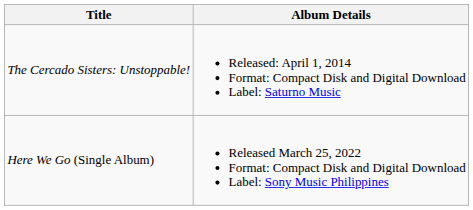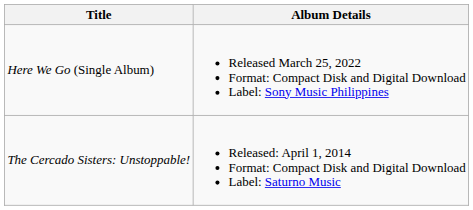rows swapped: (99, 70) <-> (81, 160)
